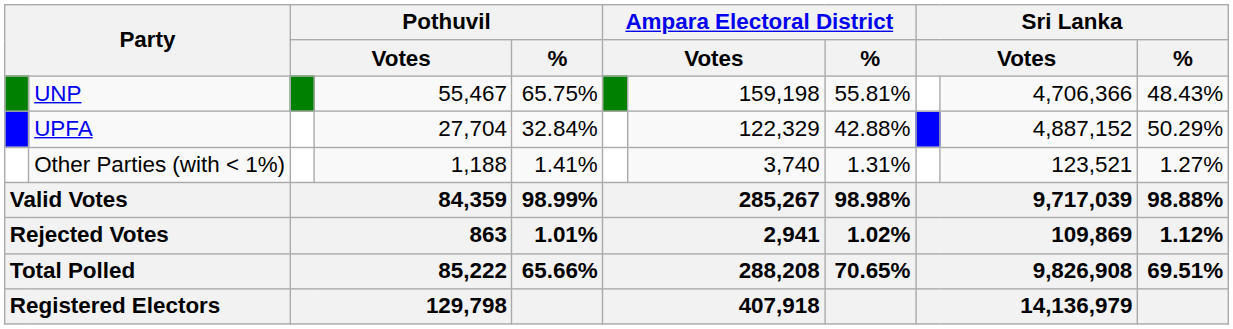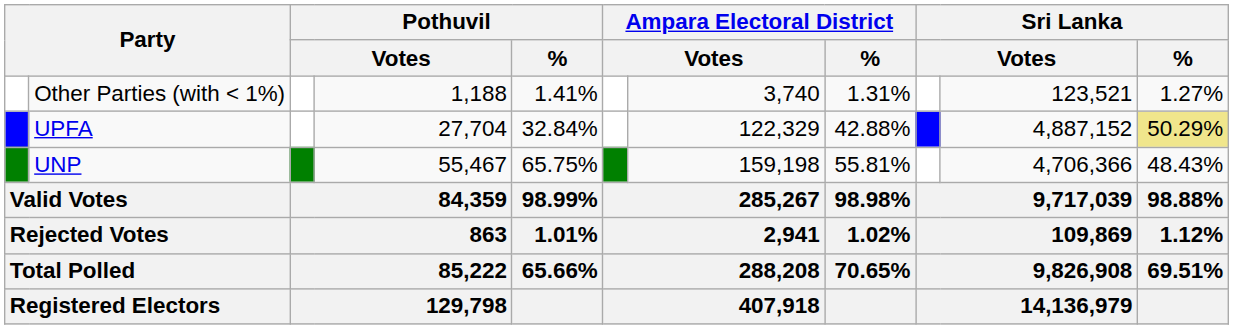rows swapped: (58, 93) <-> (160, 164)
(1185, 128) no background -> (1185, 128) khaki background
